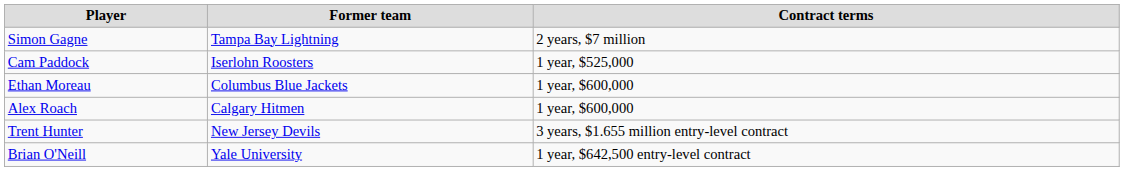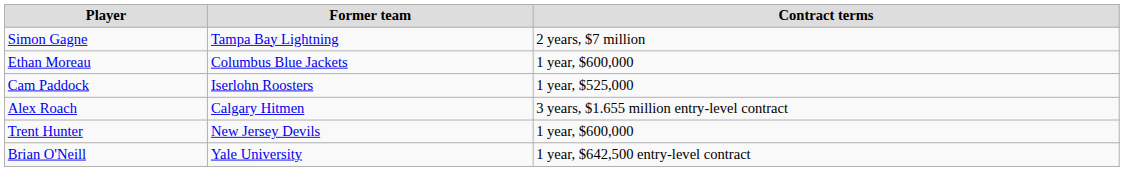rows swapped: (49, 85) <-> (48, 62)
(585, 108) 1 year, $600,000 -> (662, 108) 3 years, $1.655 million entry-level contract
(662, 131) 3 years, $1.655 million entry-level contract -> (585, 131) 1 year, $600,000
